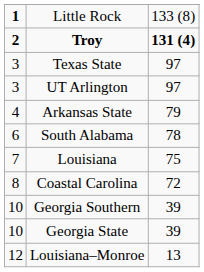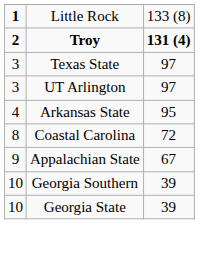(173, 111) 79 -> (169, 111) 95
- row: (87, 135)
- row: (87, 159)
+ row: (85, 159)
- row: (87, 254)
